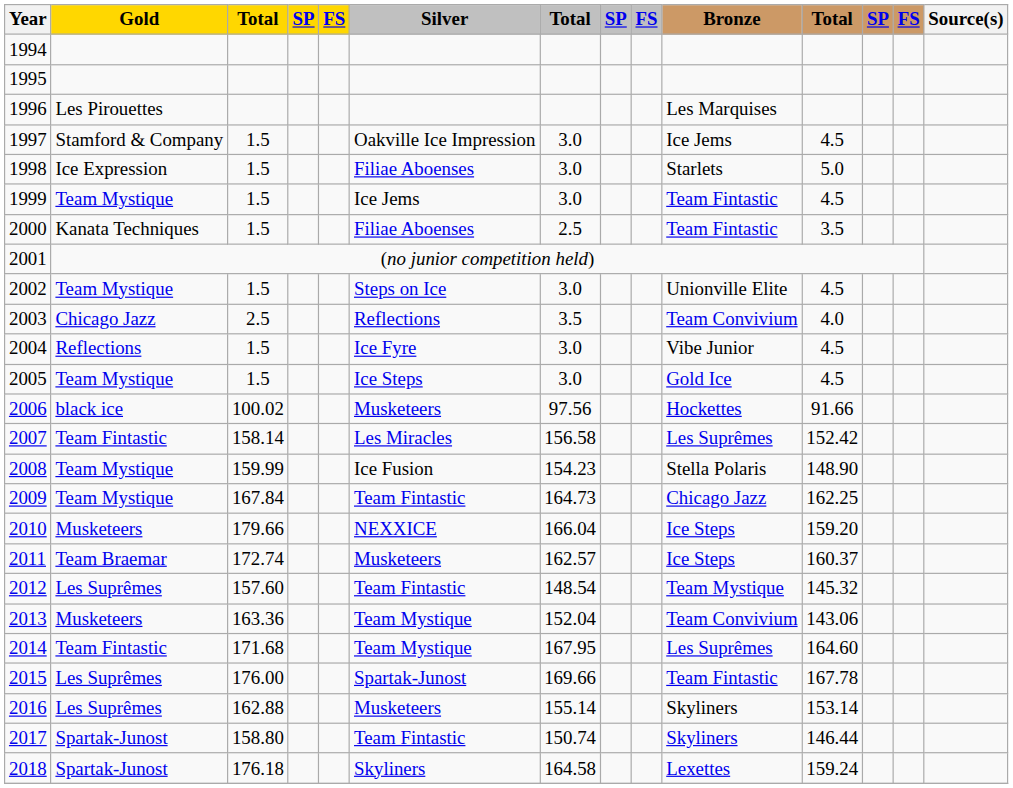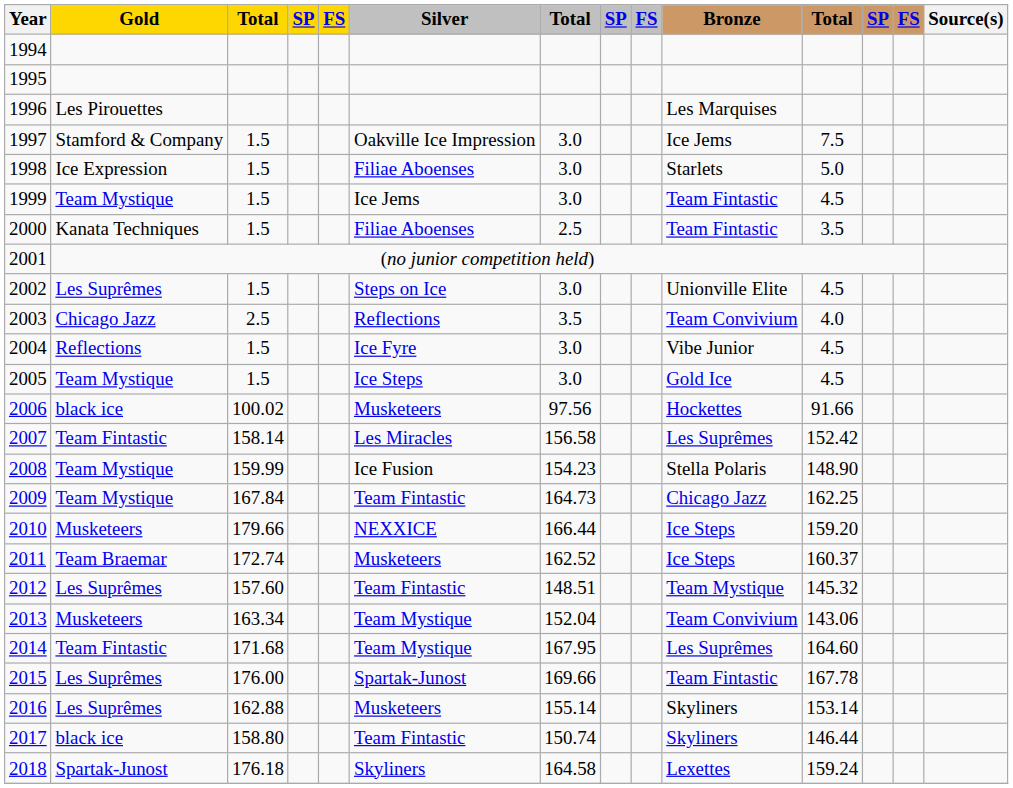(832, 139) 4.5 -> (832, 139) 7.5
(114, 288) Team Mystique -> (109, 288) Les Suprêmes
(570, 528) 166.04 -> (570, 528) 166.44
(570, 558) 162.57 -> (570, 558) 162.52
(570, 588) 148.54 -> (570, 588) 148.51
(258, 618) 163.36 -> (258, 618) 163.34
(112, 738) Spartak-Junost -> (89, 738) black ice
